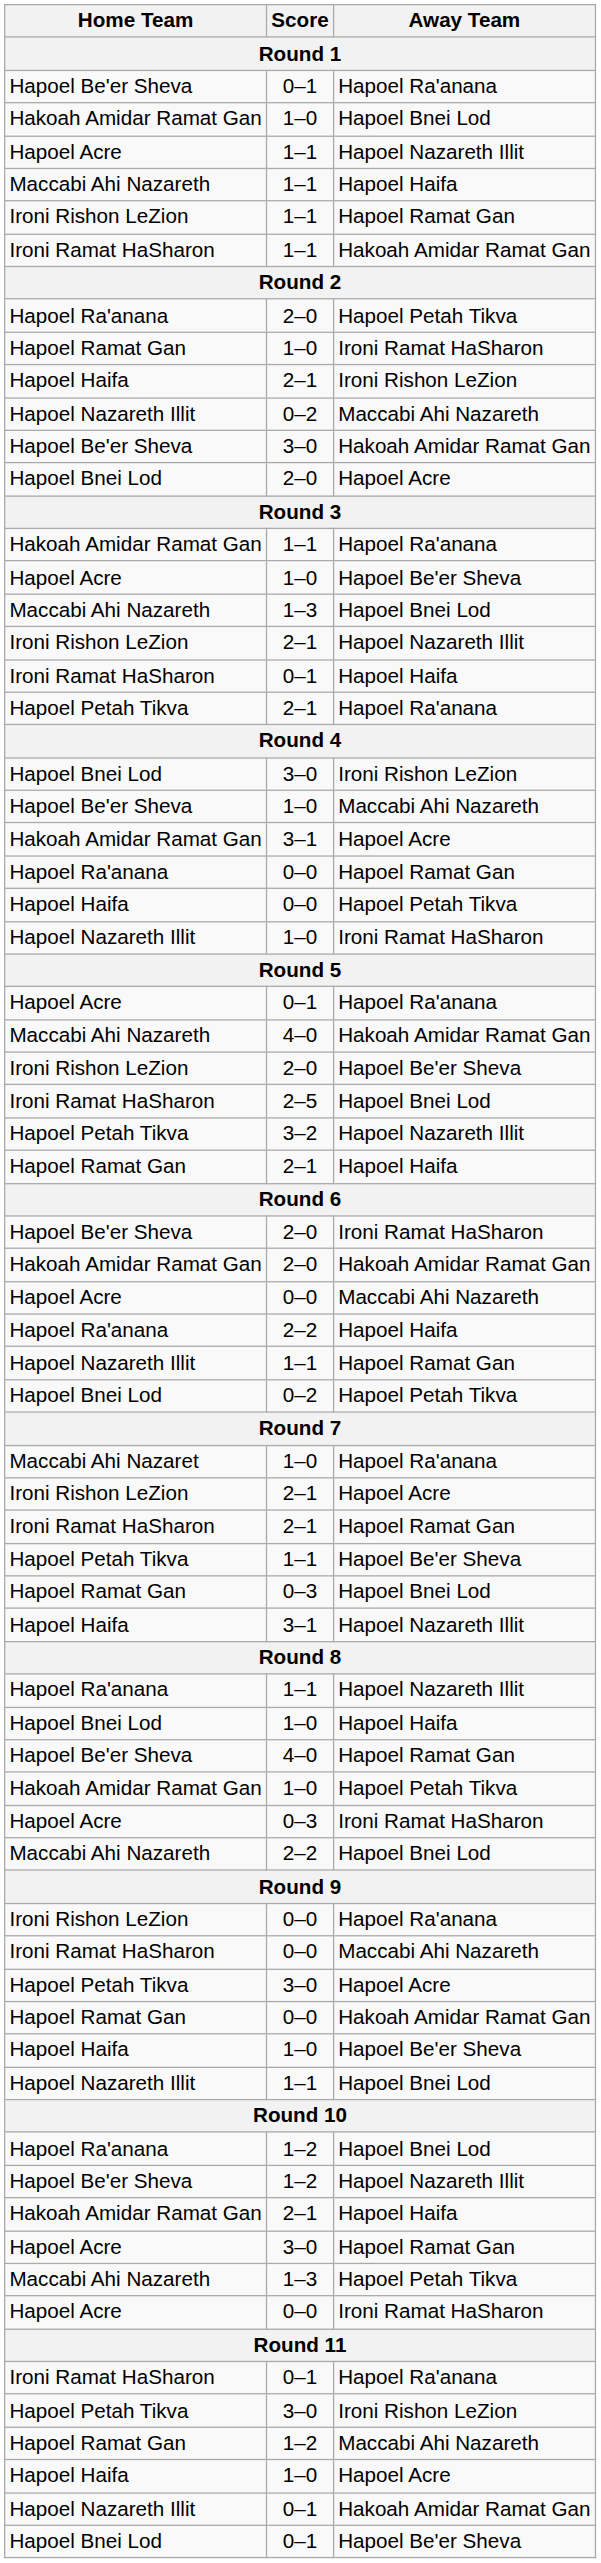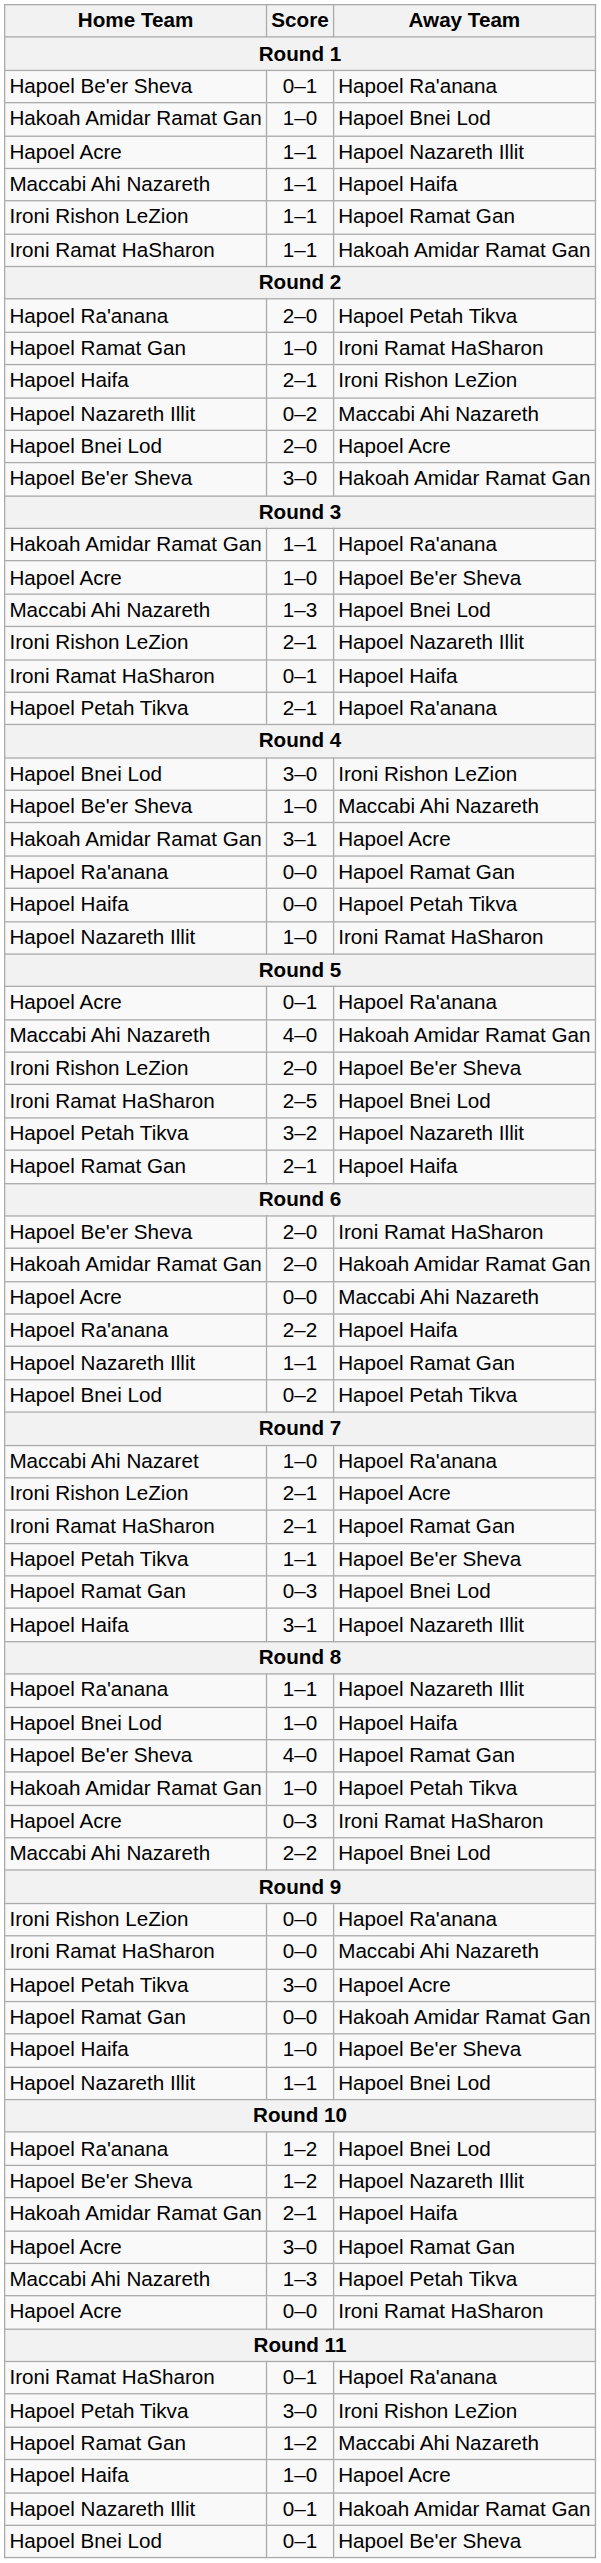rows swapped: (86, 479) <-> (101, 446)
